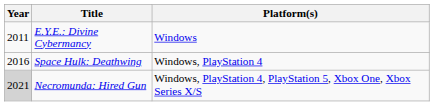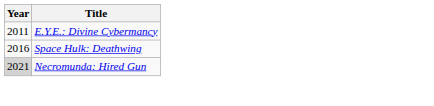- column: (290, 13)
